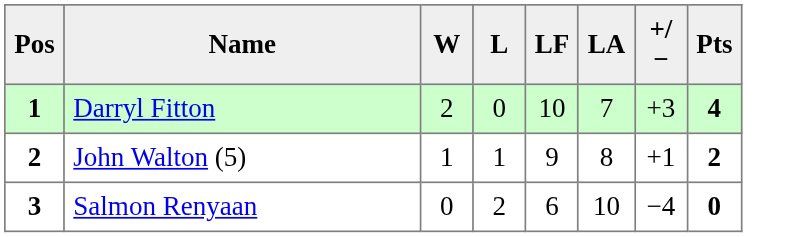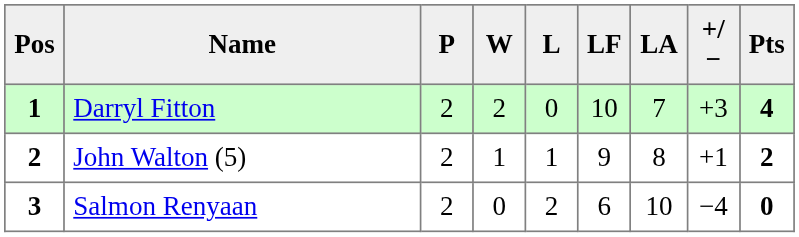+ column: (447, 44)
